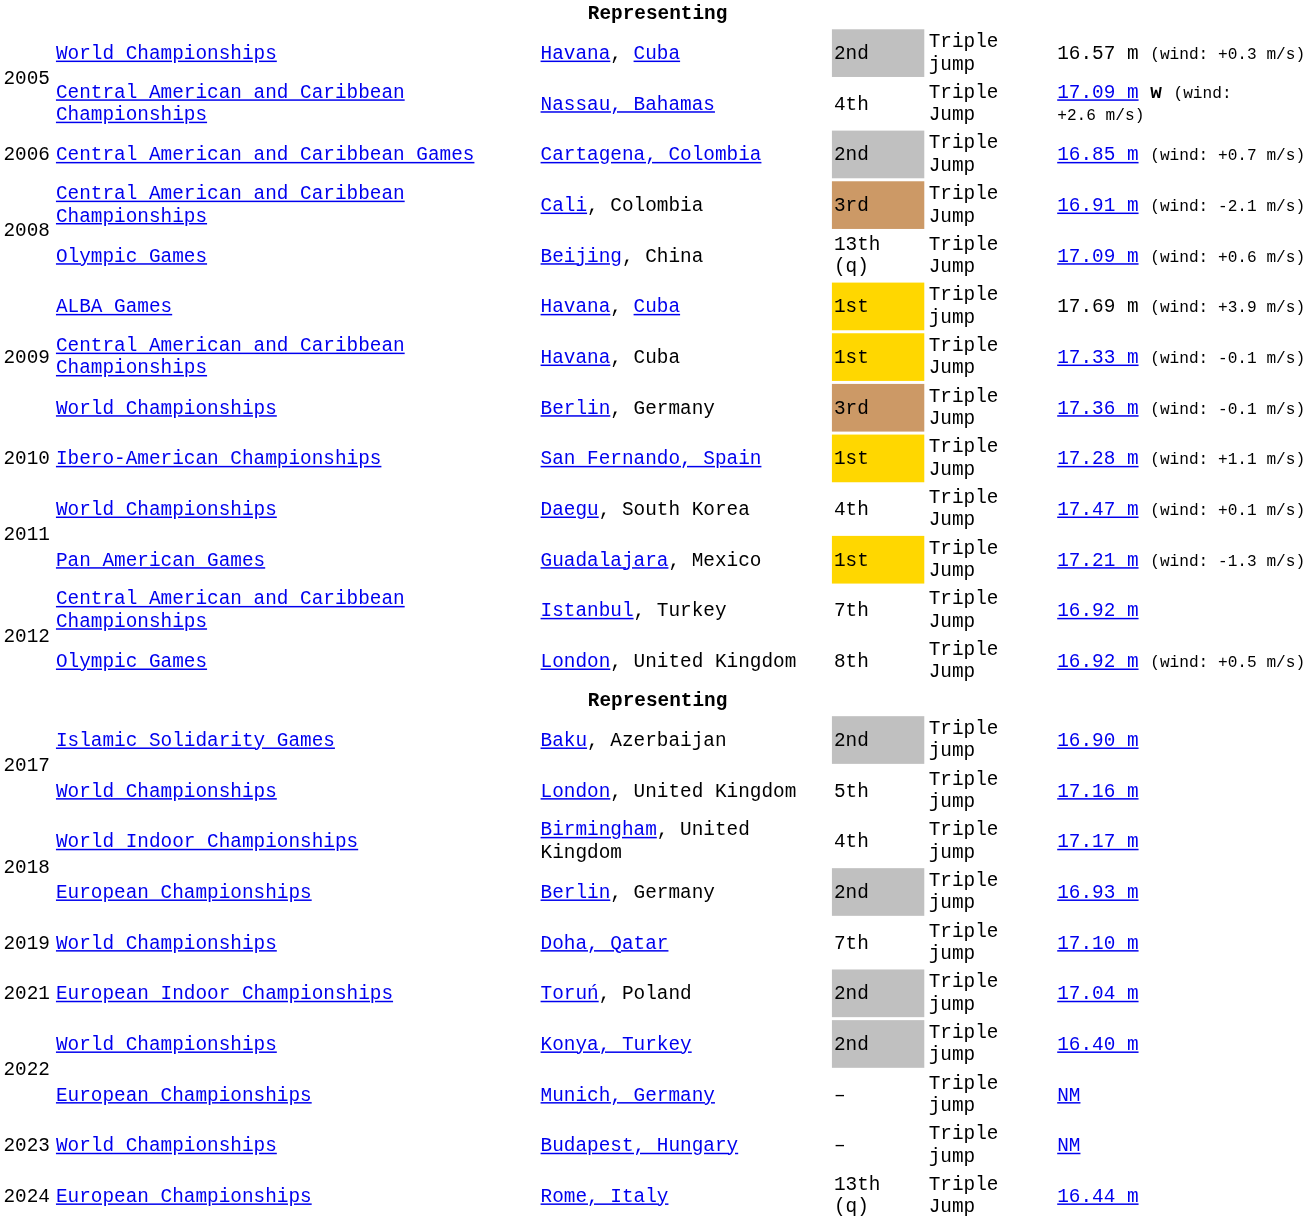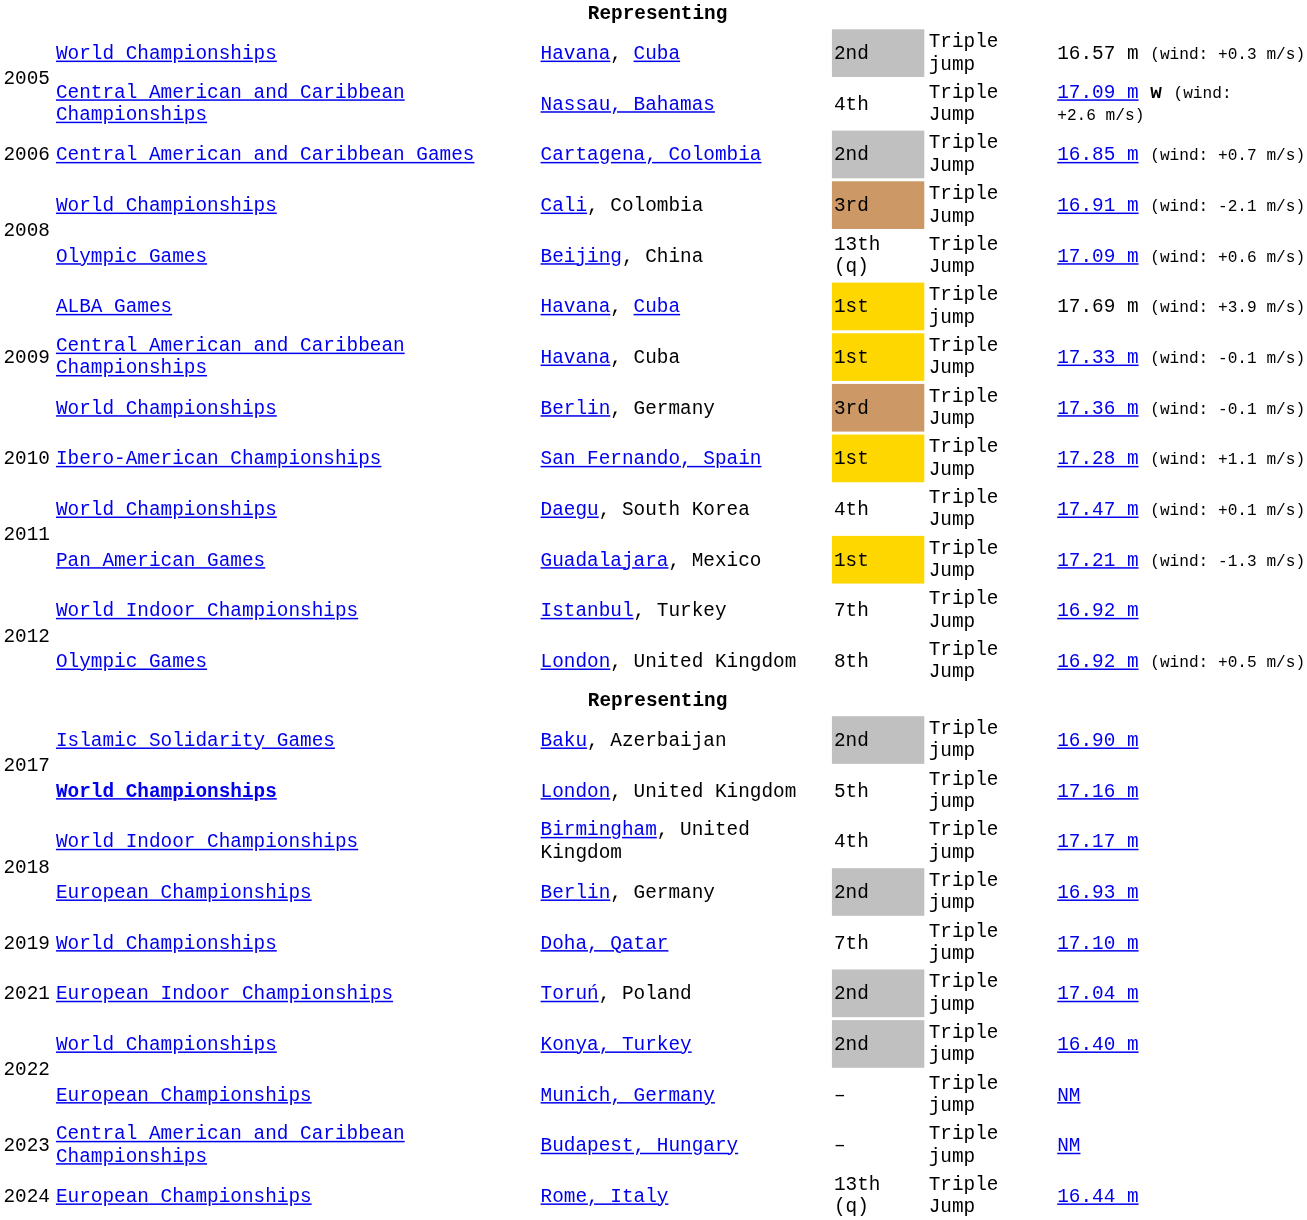(230, 205) Central American and Caribbean Championships -> (166, 205) World Championships
(230, 610) Central American and Caribbean Championships -> (207, 610) World Indoor Championships
(166, 791) normal -> (166, 791) bold
(166, 1145) World Championships -> (230, 1145) Central American and Caribbean Championships
